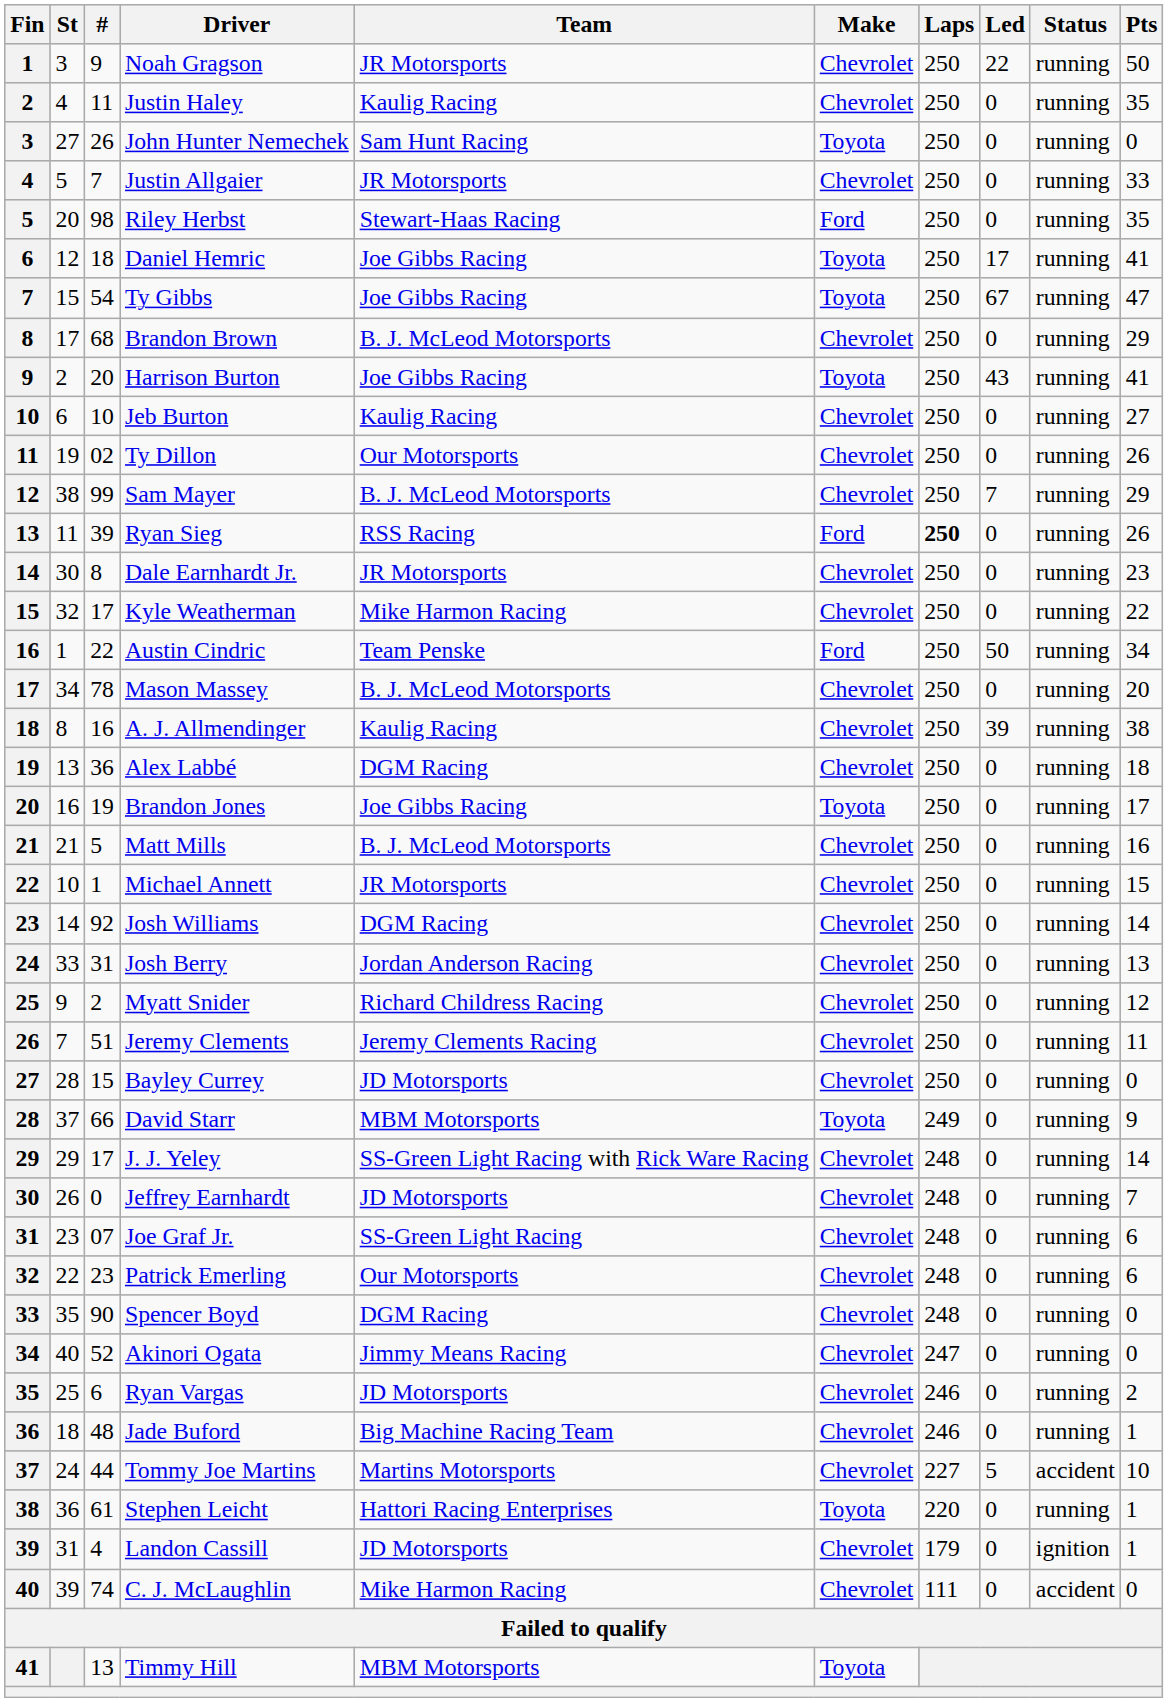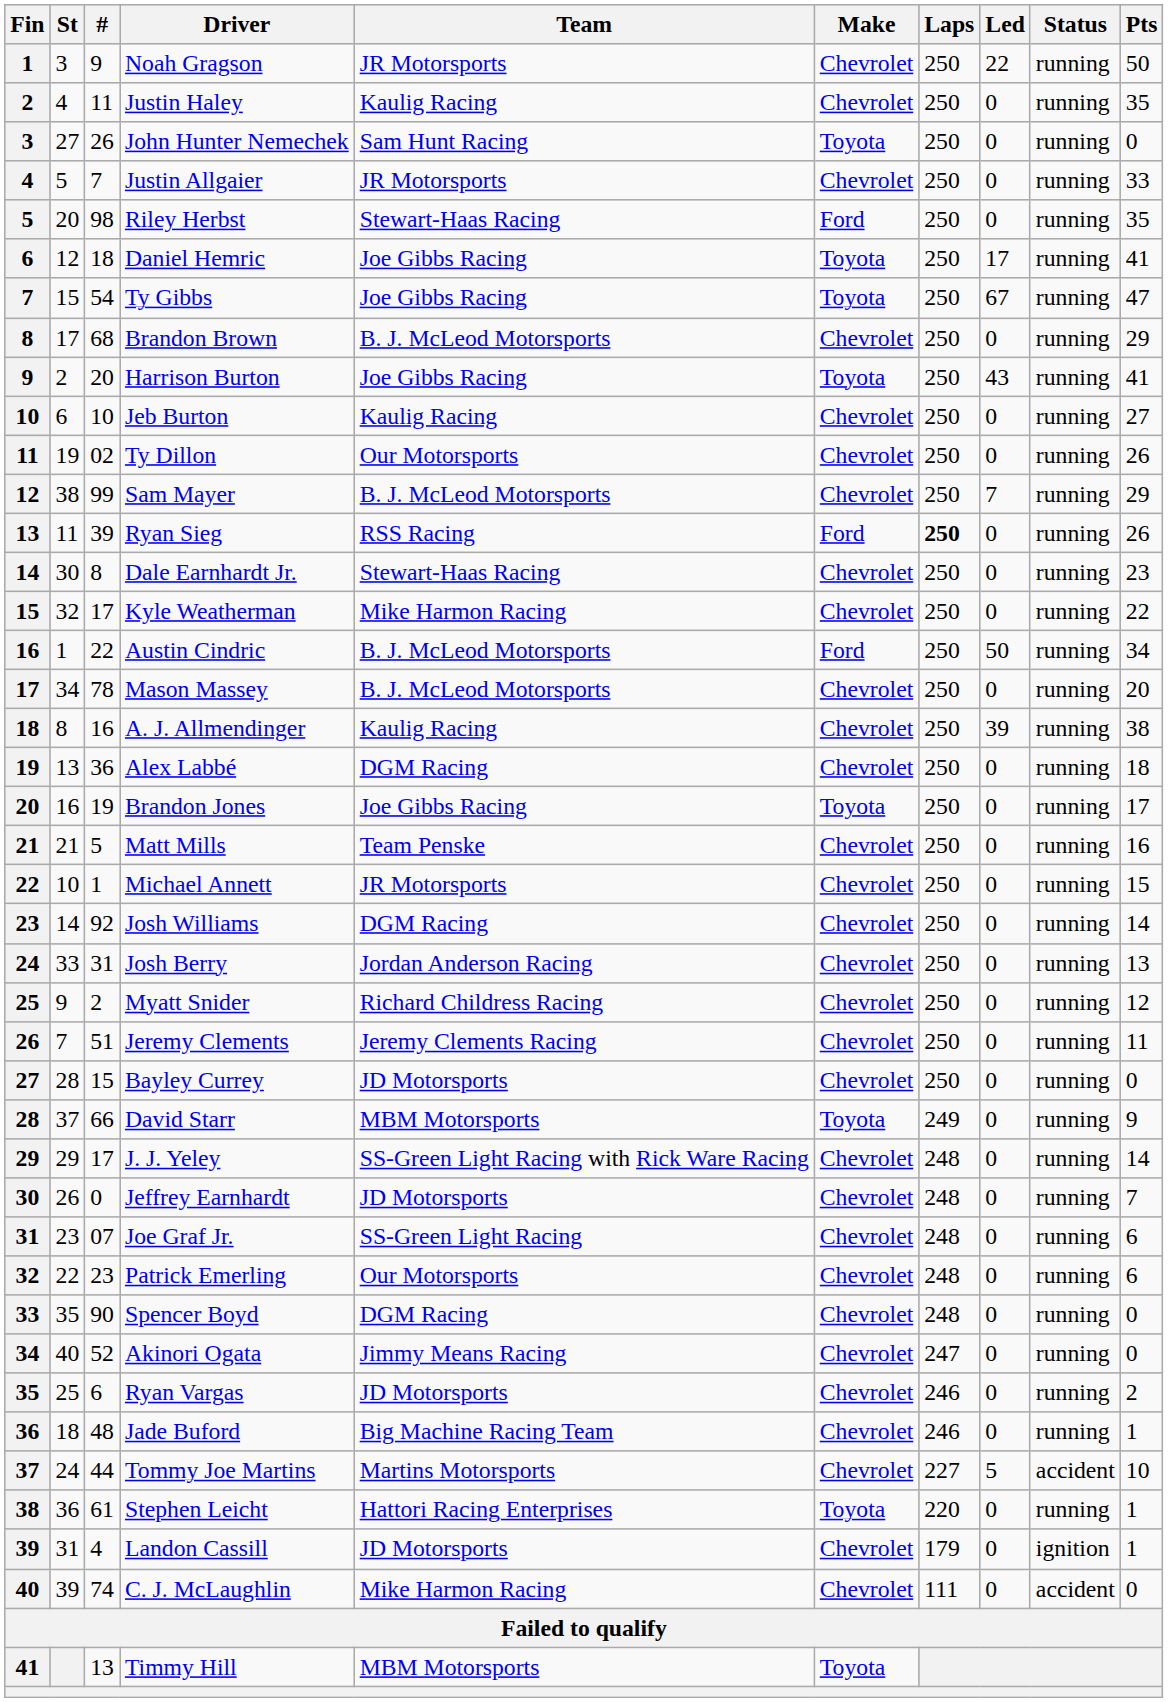(433, 571) JR Motorsports -> (460, 571) Stewart-Haas Racing
(422, 649) Team Penske -> (485, 649) B. J. McLeod Motorsports
(485, 845) B. J. McLeod Motorsports -> (422, 845) Team Penske
